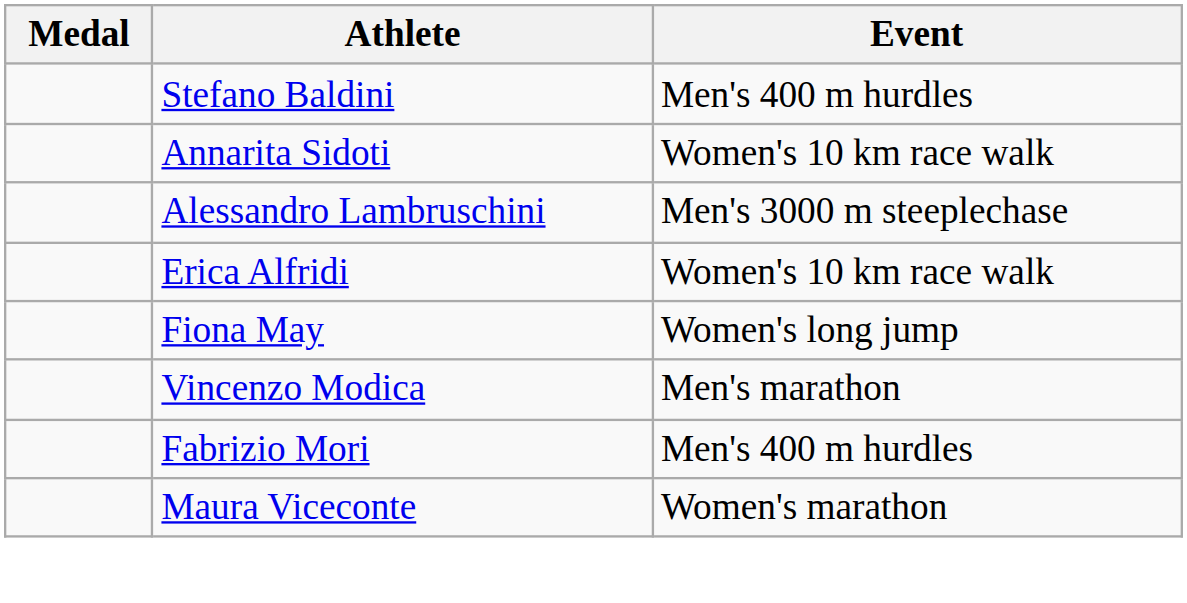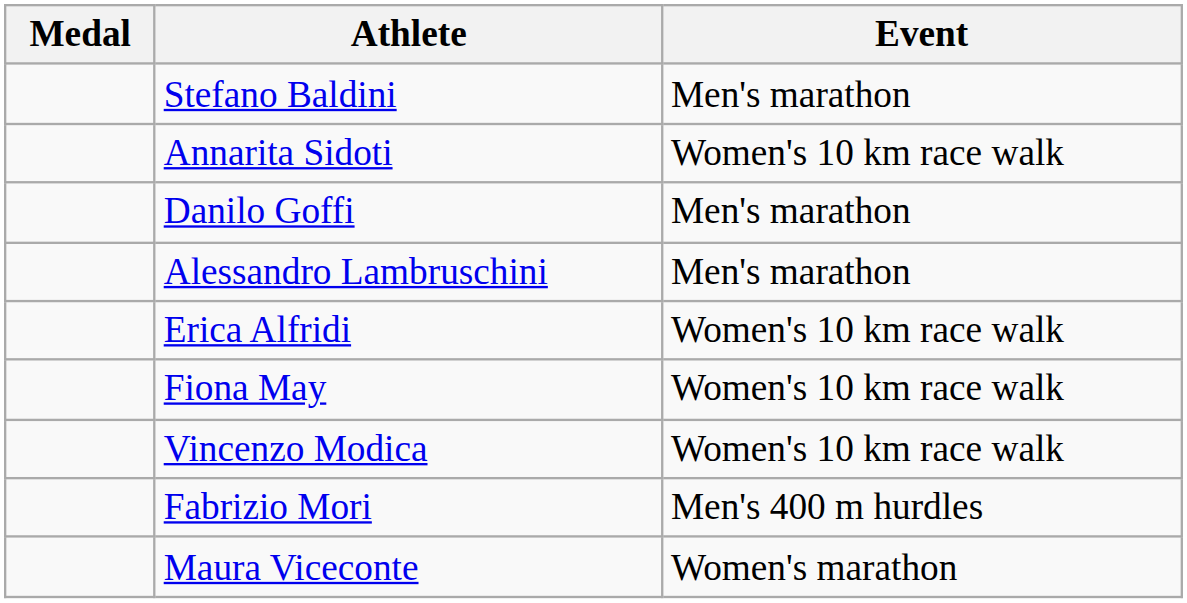(817, 93) Men's 400 m hurdles -> (791, 93) Men's marathon
+ row: (259, 211)
(865, 211) Men's 3000 m steeplechase -> (791, 270) Men's marathon
(810, 329) Women's long jump -> (867, 388) Women's 10 km race walk
(781, 388) Men's marathon -> (867, 447) Women's 10 km race walk
